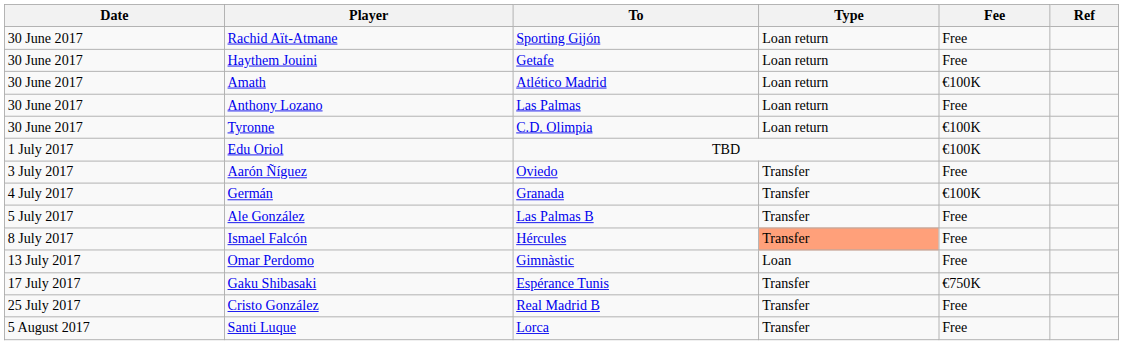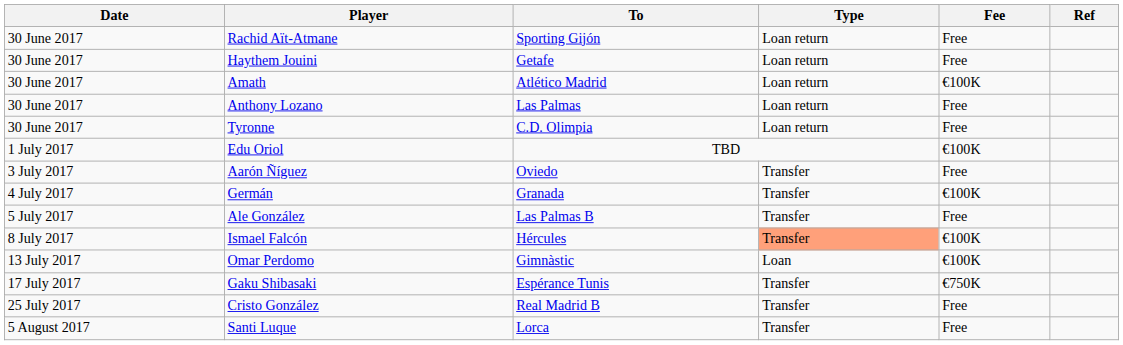(961, 127) €100K -> (955, 127) Free
(955, 238) Free -> (961, 238) €100K
(955, 261) Free -> (961, 261) €100K
